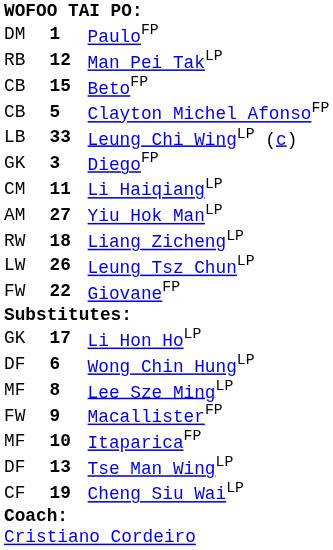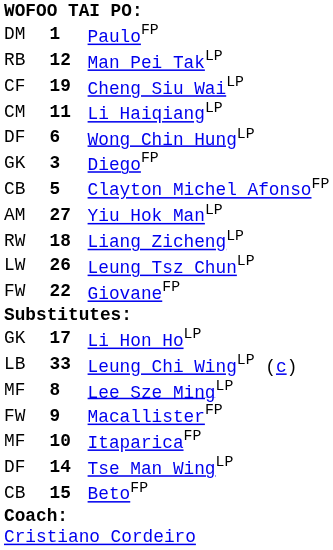rows swapped: (118, 86) <-> (166, 493)
rows swapped: (208, 112) <-> (155, 189)
rows swapped: (192, 138) <-> (171, 364)
(60, 467) 13 -> (60, 467) 14
